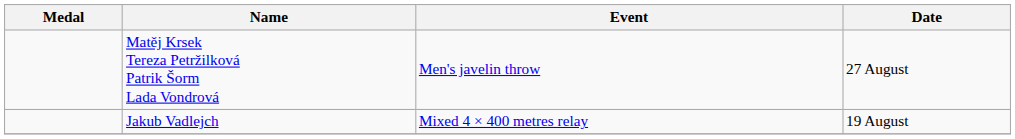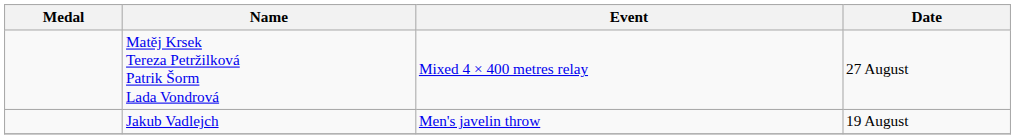(480, 69) Men's javelin throw -> (503, 69) Mixed 4 × 400 metres relay
(503, 121) Mixed 4 × 400 metres relay -> (480, 121) Men's javelin throw
